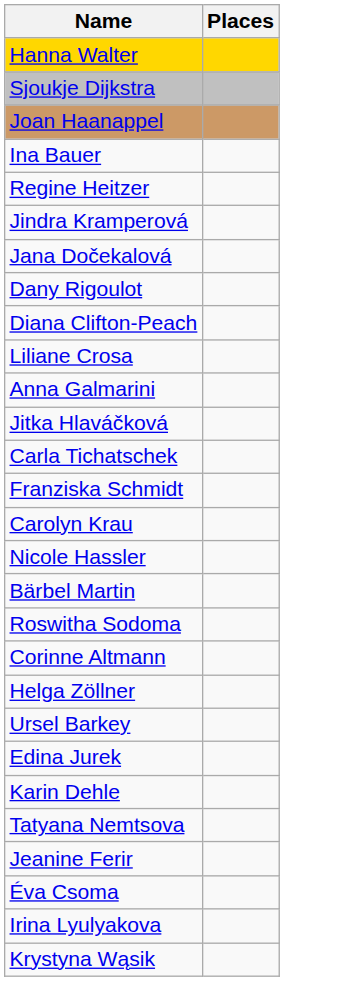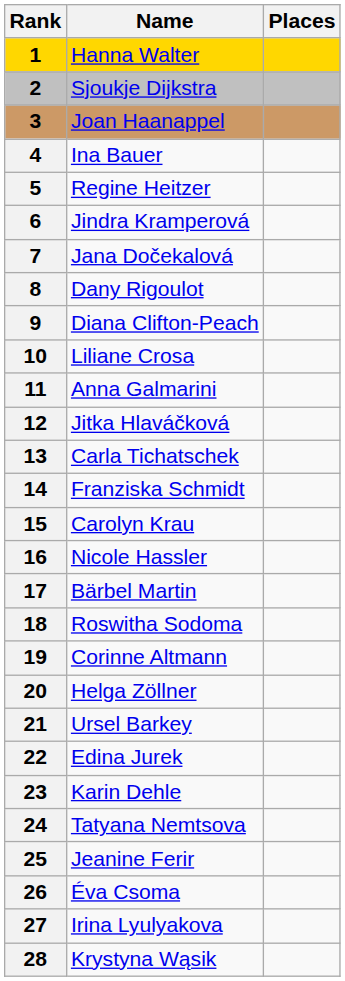+ column: (35, 21)
